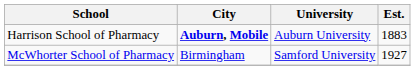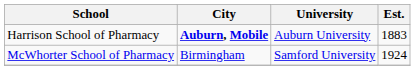(394, 55) 1927 -> (394, 55) 1924
